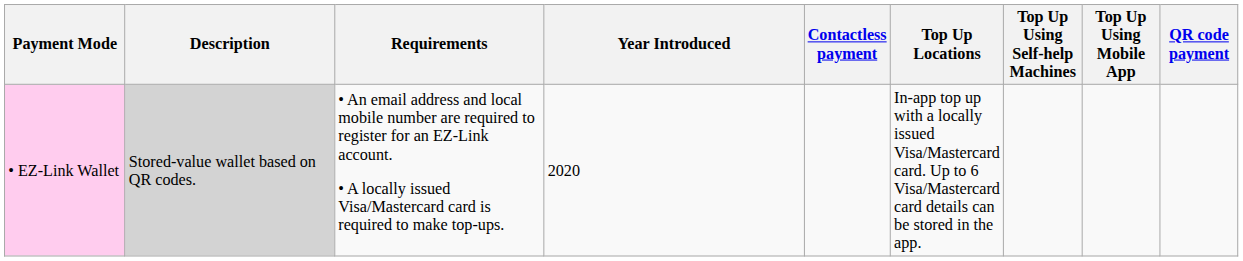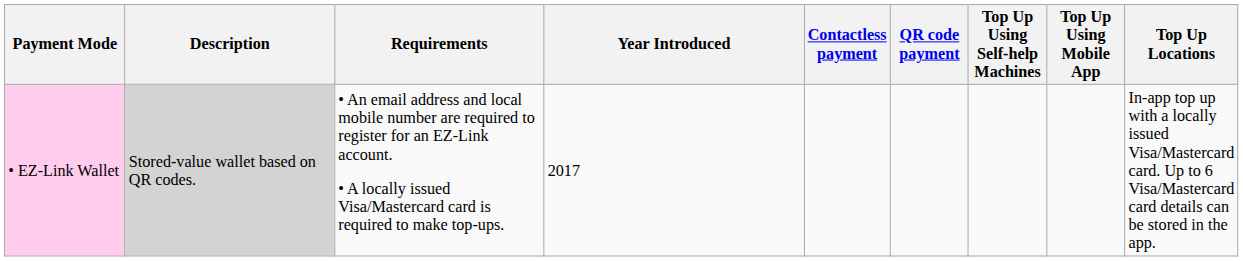columns swapped: (1199, 44) <-> (947, 44)
(564, 170) 2020 -> (564, 170) 2017
